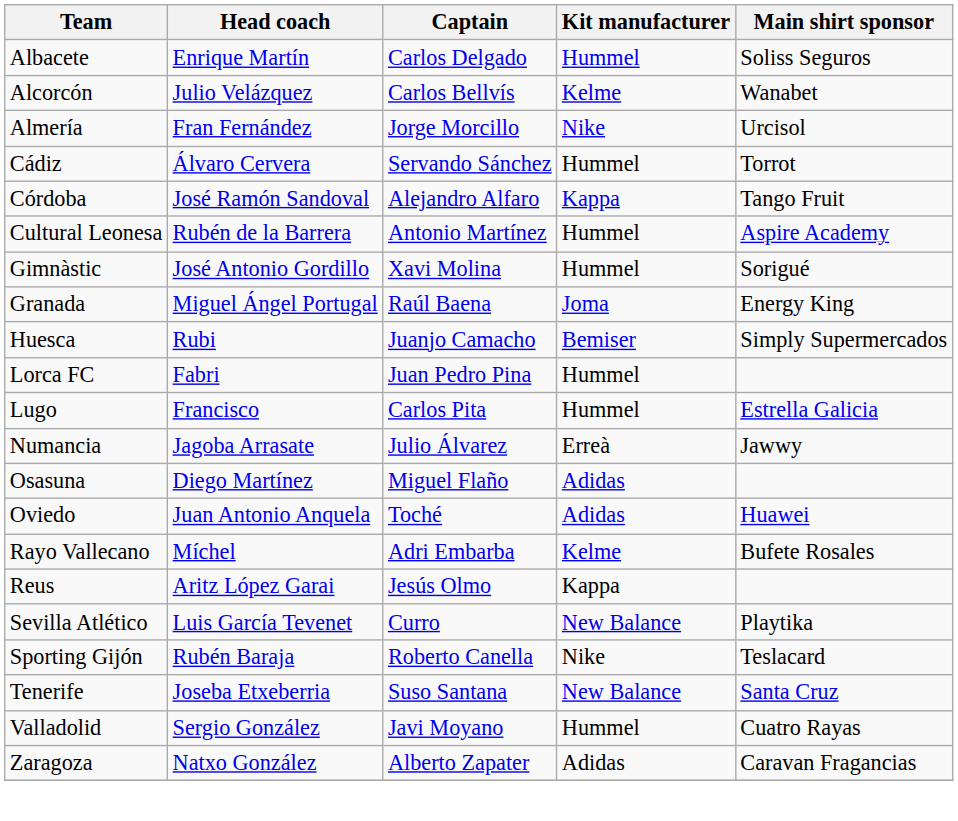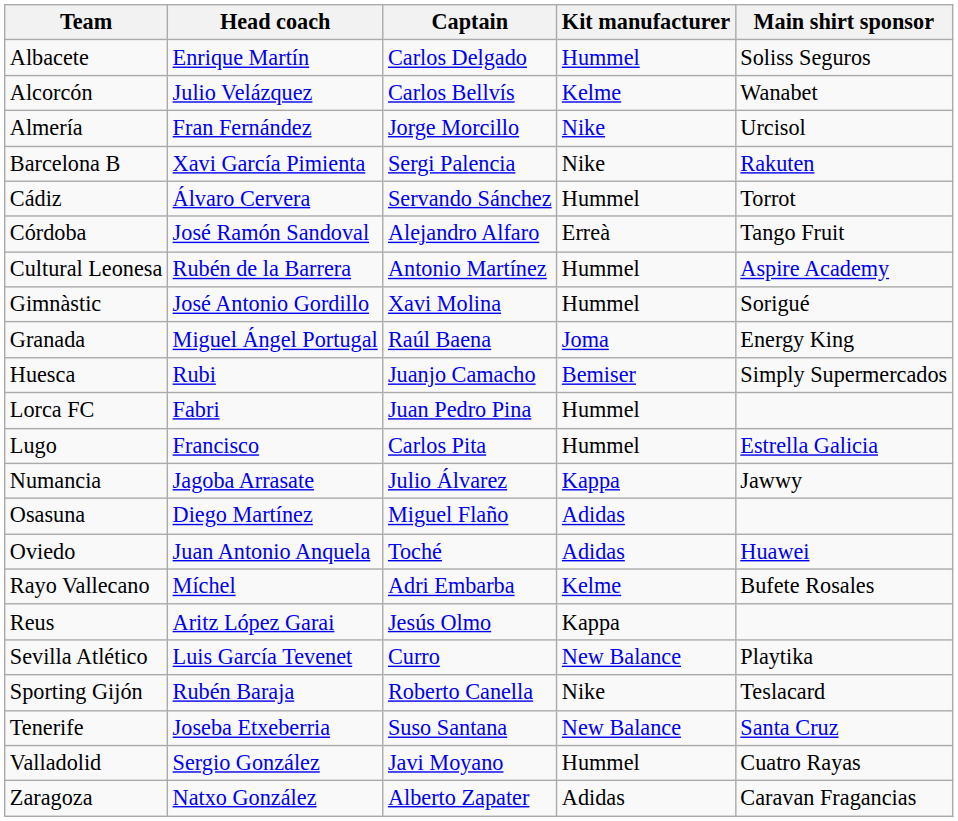+ row: (65, 163)
(591, 198) Kappa -> (586, 233) Erreà
(586, 445) Erreà -> (591, 480) Kappa
